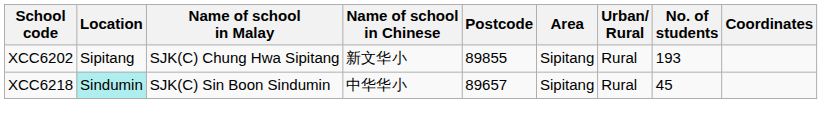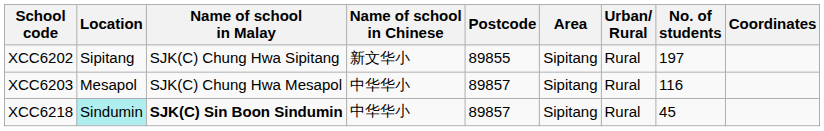(668, 58) 193 -> (672, 58) 197
+ row: (41, 85)
(240, 85) normal -> (246, 111) bold
(486, 85) 89657 -> (489, 111) 89857
